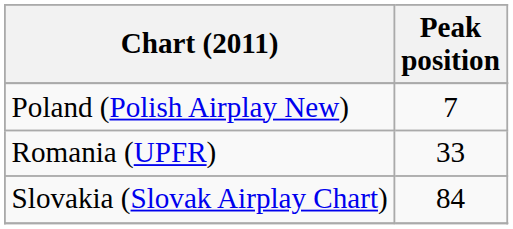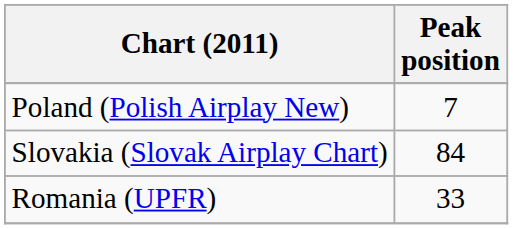rows swapped: (114, 152) <-> (200, 198)
